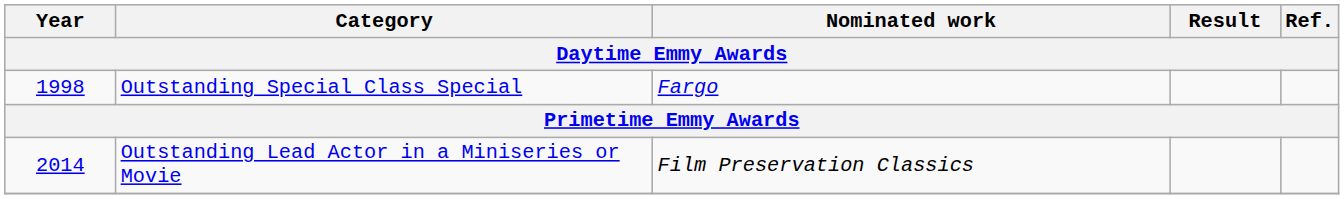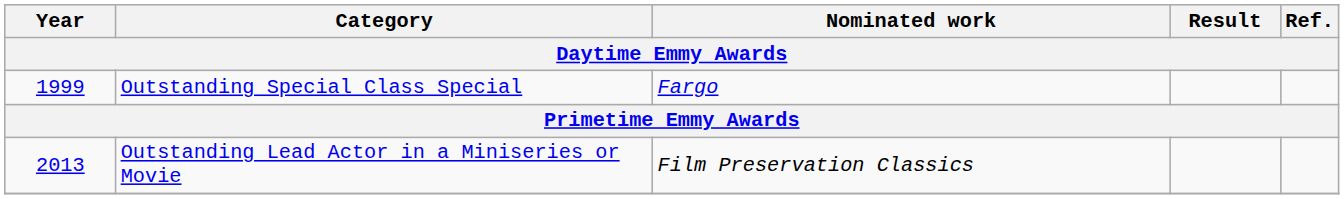(60, 87) 1998 -> (60, 87) 1999
(60, 165) 2014 -> (60, 165) 2013
